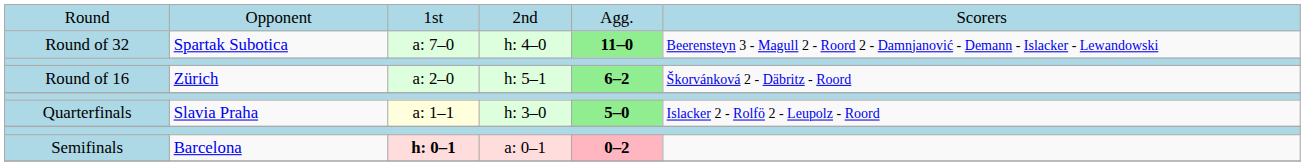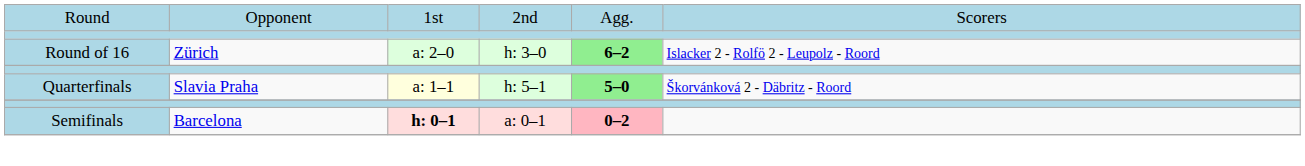- row: (87, 44)
(525, 78) h: 5–1 -> (525, 52) h: 3–0
(759, 79) Škorvánková 2 - Däbritz - Roord -> (773, 53) Islacker 2 - Rolfö 2 - Leupolz - Roord
(525, 113) h: 3–0 -> (525, 86) h: 5–1
(773, 114) Islacker 2 - Rolfö 2 - Leupolz - Roord -> (759, 87) Škorvánková 2 - Däbritz - Roord
